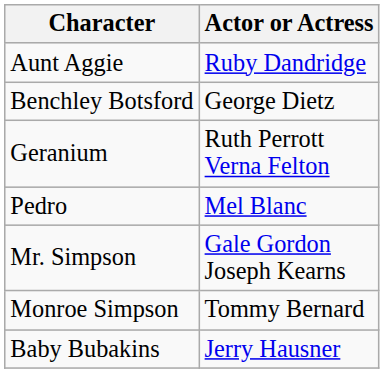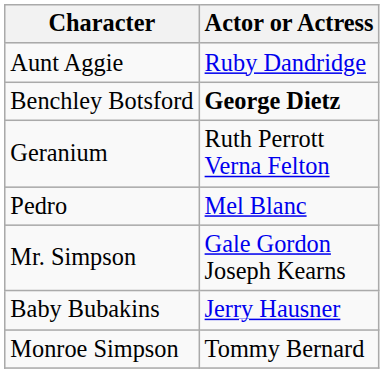(270, 100) normal -> (272, 100) bold
rows swapped: (94, 309) <-> (85, 348)
